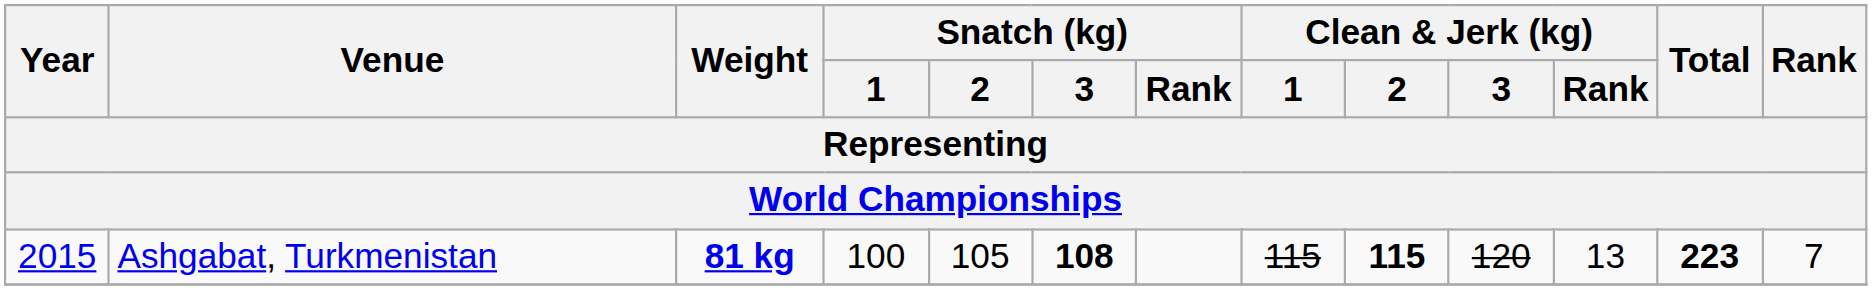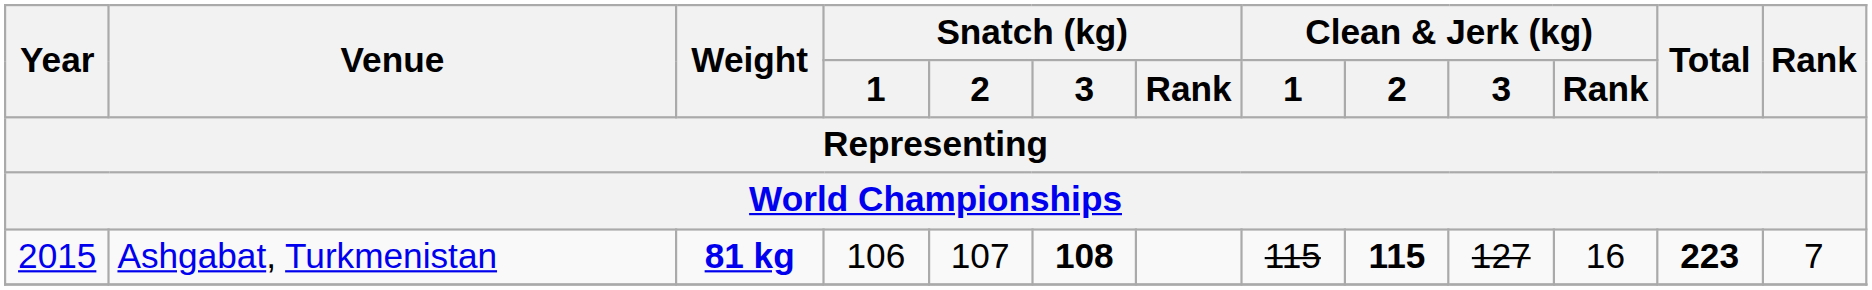(876, 255) 100 -> (876, 255) 106
(980, 255) 105 -> (980, 255) 107
(1501, 255) 120 -> (1501, 255) 127
(1605, 255) 13 -> (1605, 255) 16
